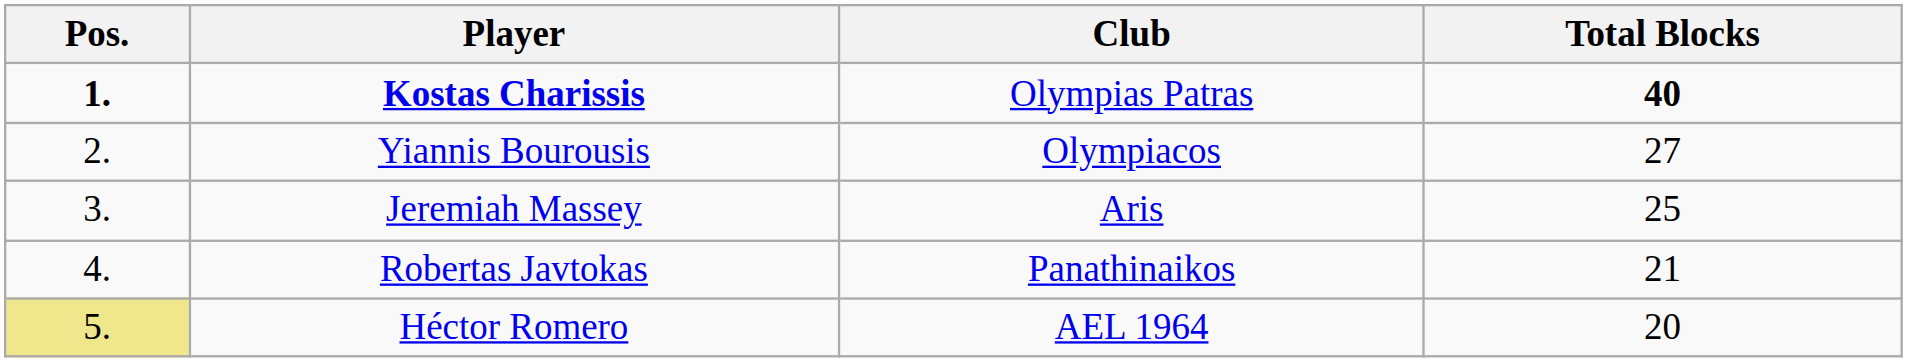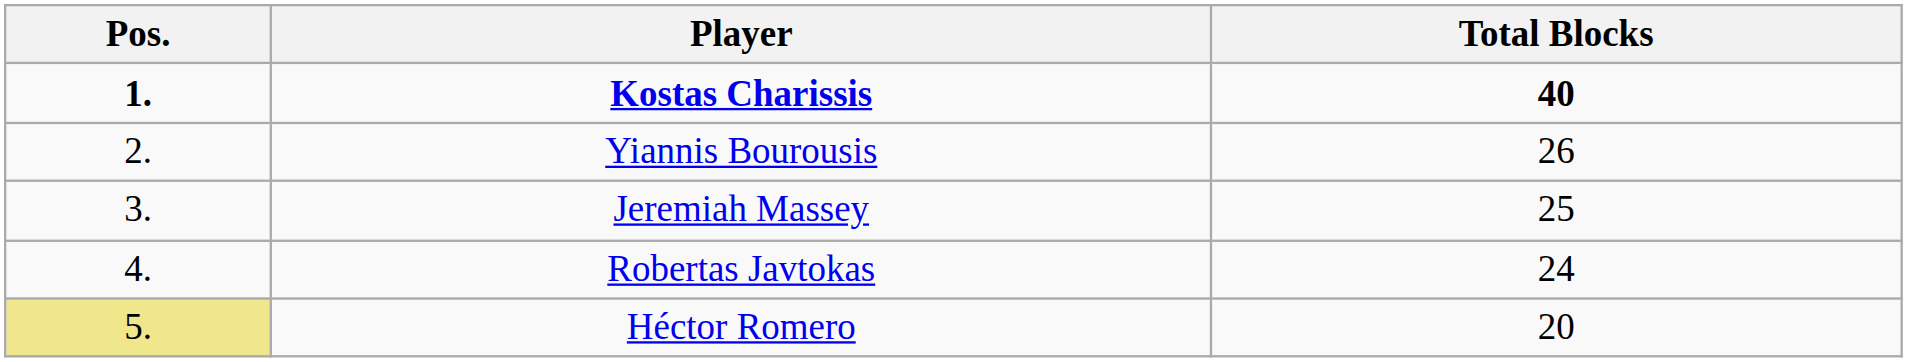- column: (1132, 33)
(1663, 151) 27 -> (1556, 151) 26
(1663, 268) 21 -> (1556, 268) 24
